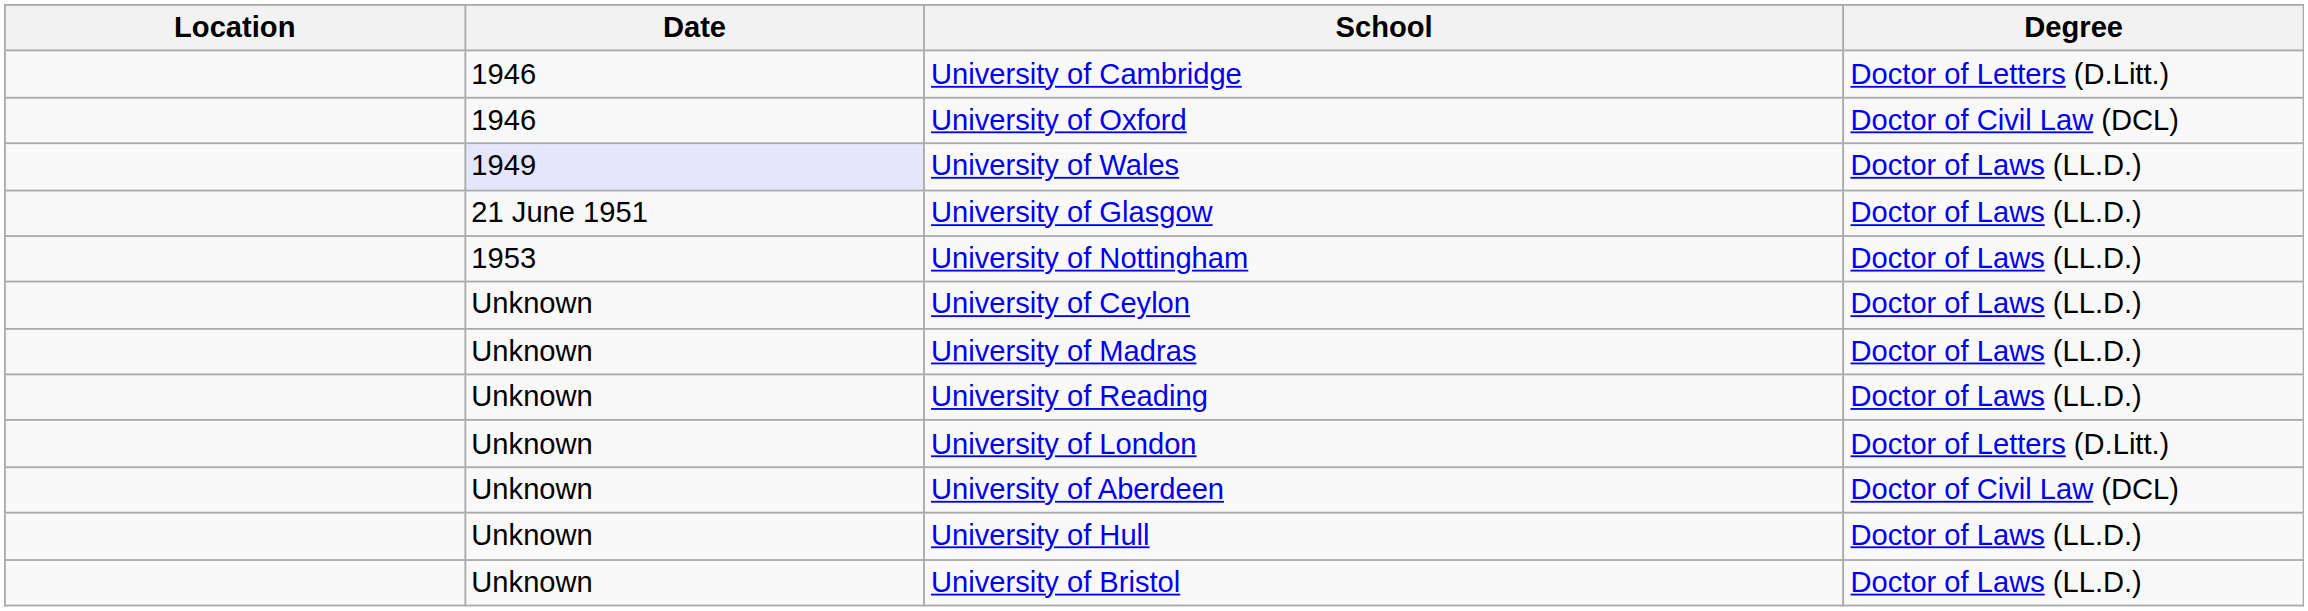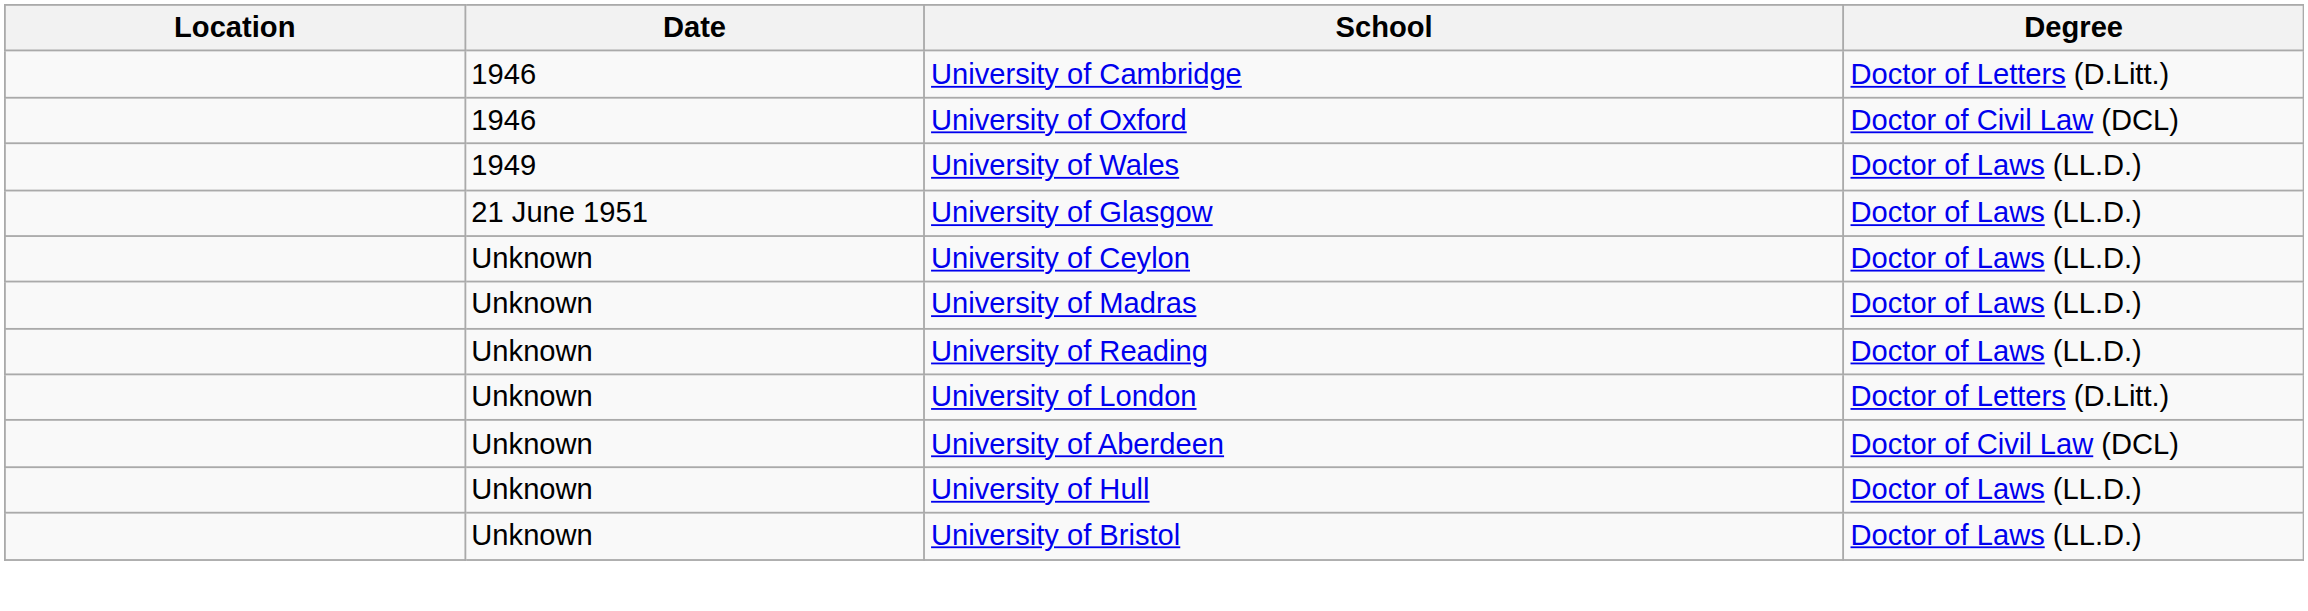(504, 166) lavender background -> (504, 166) no background
- row: (1090, 258)
